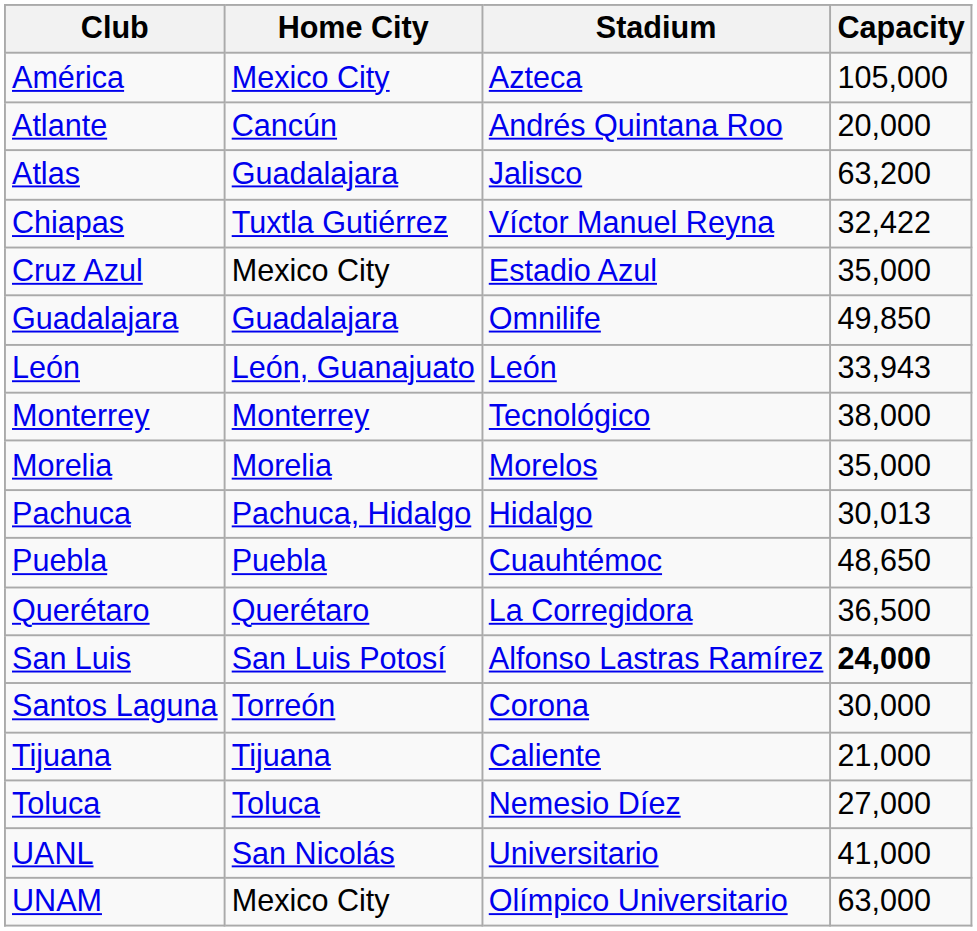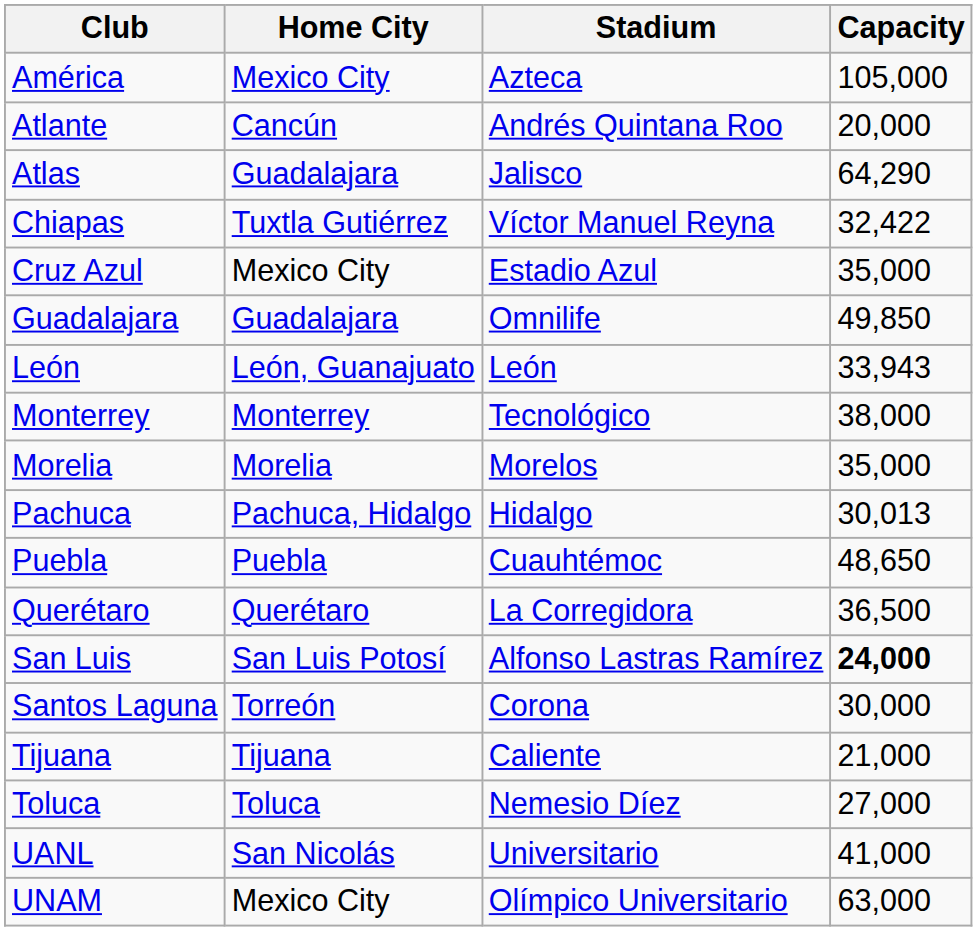(884, 174) 63,200 -> (884, 174) 64,290
